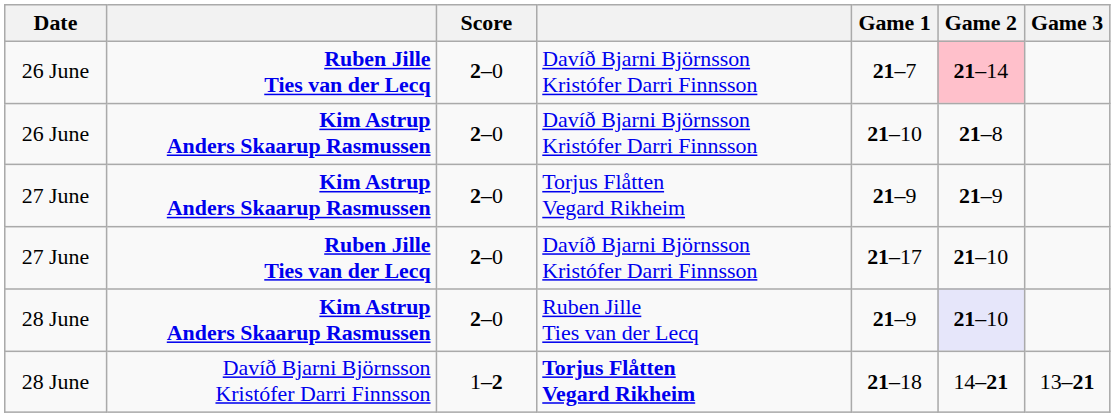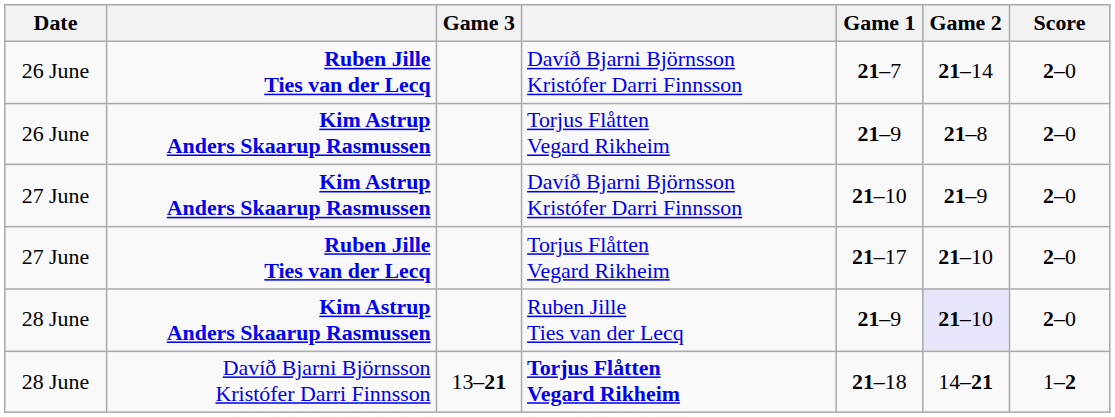columns swapped: (486, 22) <-> (1067, 22)
(981, 71) pink background -> (966, 71) no background
(650, 133) Davíð Bjarni Björnsson Kristófer Darri Finnsson -> (598, 133) Torjus Flåtten Vegard Rikheim
(895, 133) 21–10 -> (879, 133) 21–9
(614, 195) Torjus Flåtten Vegard Rikheim -> (635, 195) Davíð Bjarni Björnsson Kristófer Darri Finnsson
(895, 195) 21–9 -> (879, 195) 21–10
(650, 257) Davíð Bjarni Björnsson Kristófer Darri Finnsson -> (598, 257) Torjus Flåtten Vegard Rikheim
